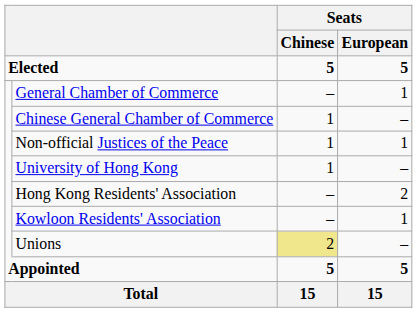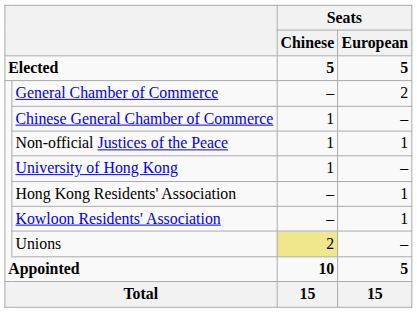(404, 93) 1 -> (404, 93) 2
(404, 193) 2 -> (404, 193) 1
(330, 269) 5 -> (326, 269) 10
